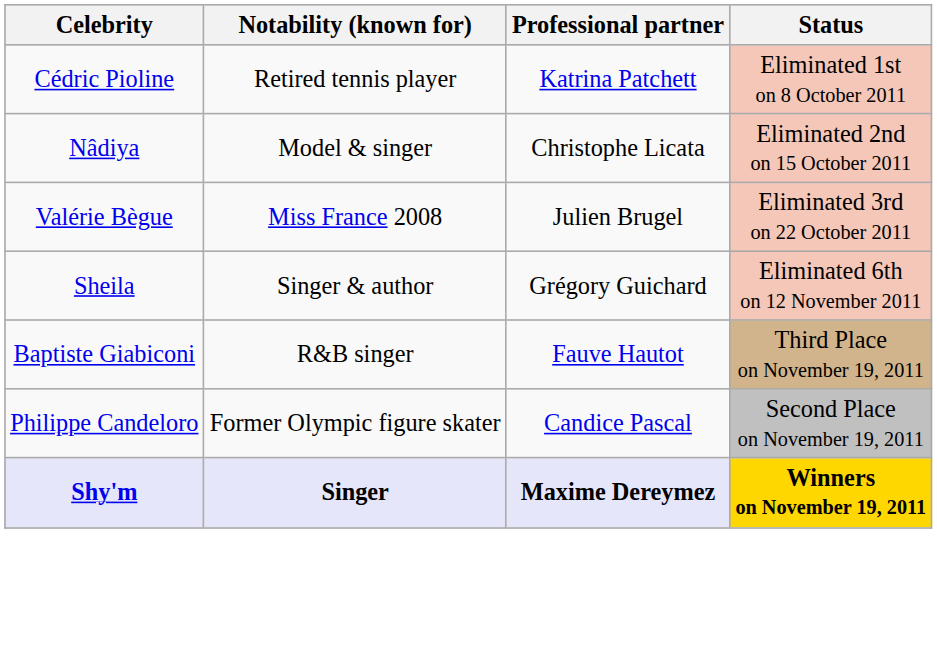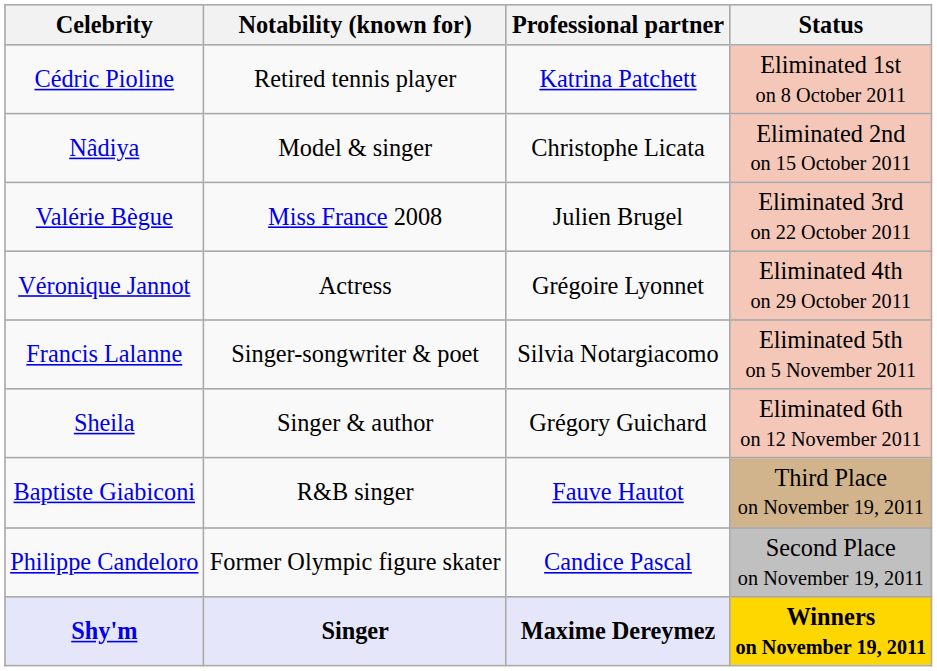+ row: (104, 285)
+ row: (104, 354)
